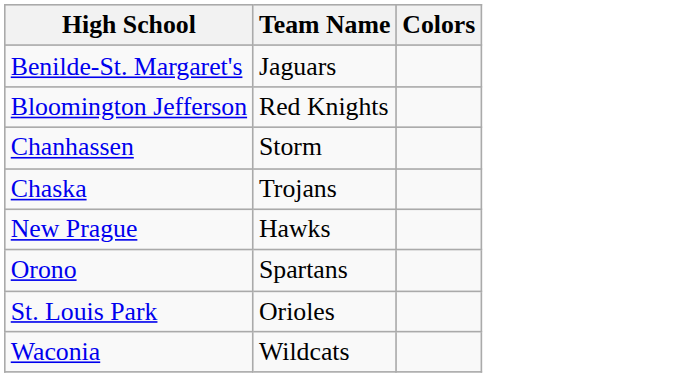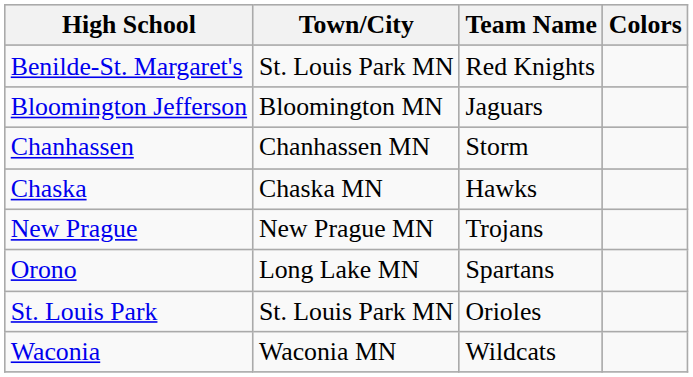+ column: (356, 24)
(298, 65) Jaguars -> (530, 65) Red Knights
(324, 106) Red Knights -> (504, 106) Jaguars
(298, 188) Trojans -> (501, 188) Hawks
(295, 229) Hawks -> (504, 229) Trojans
